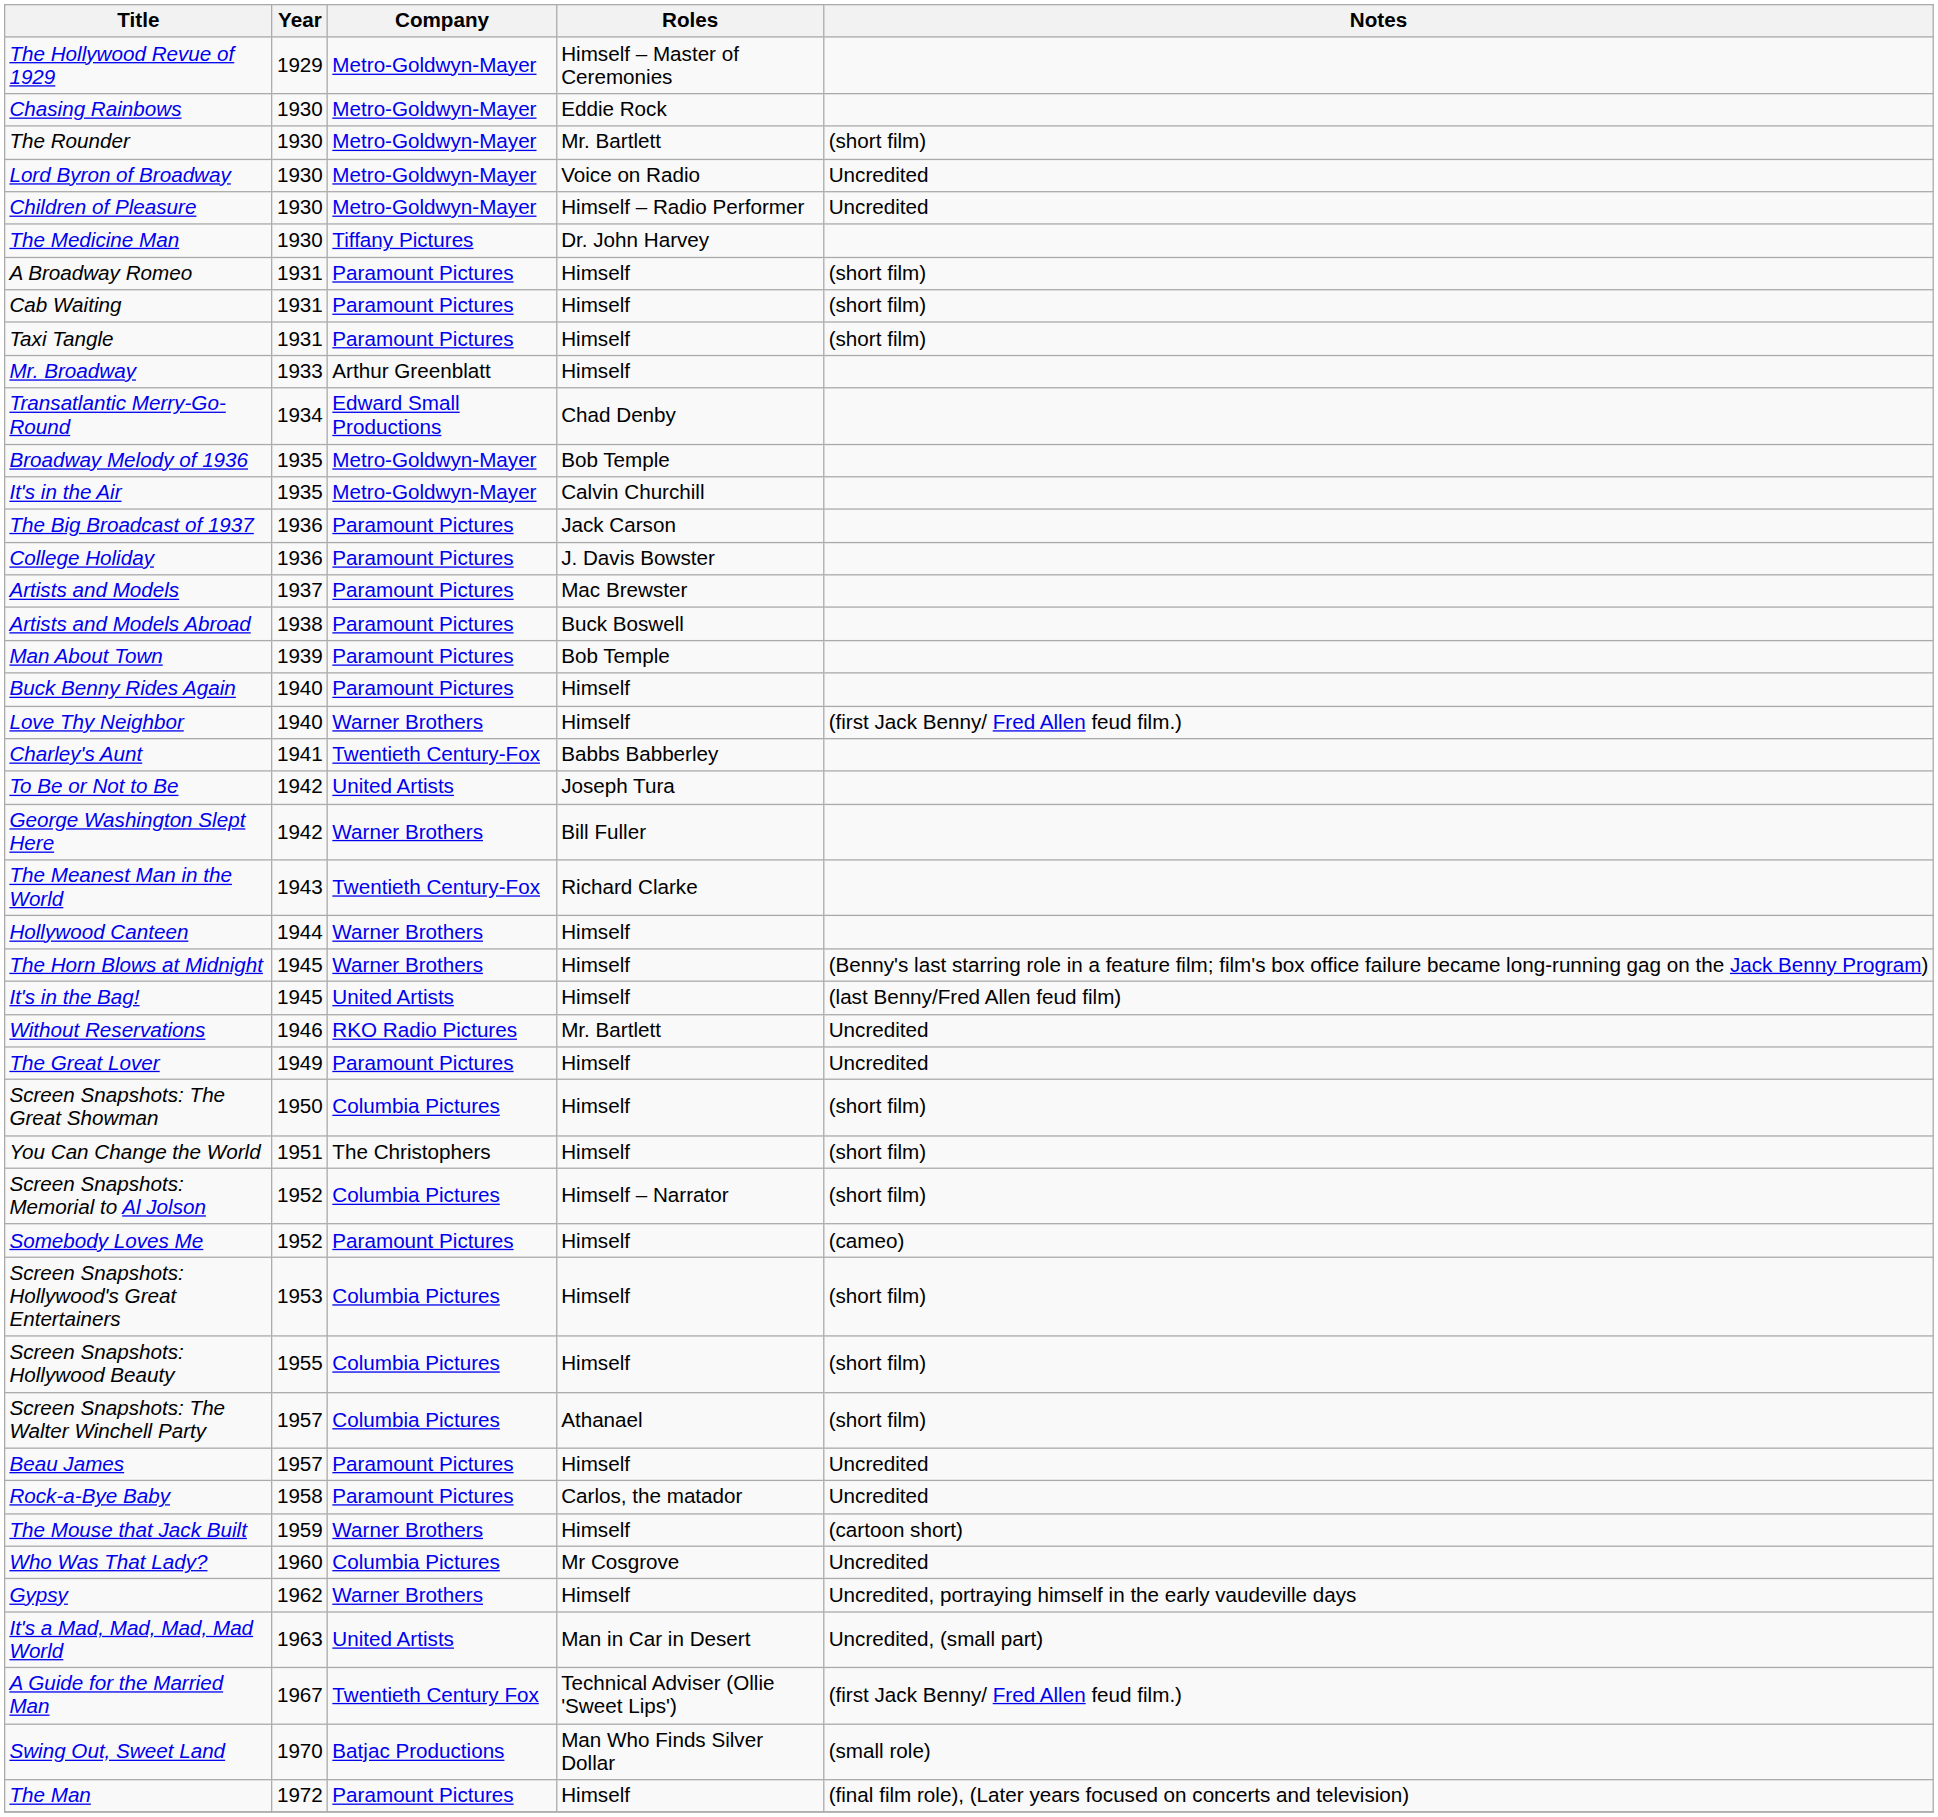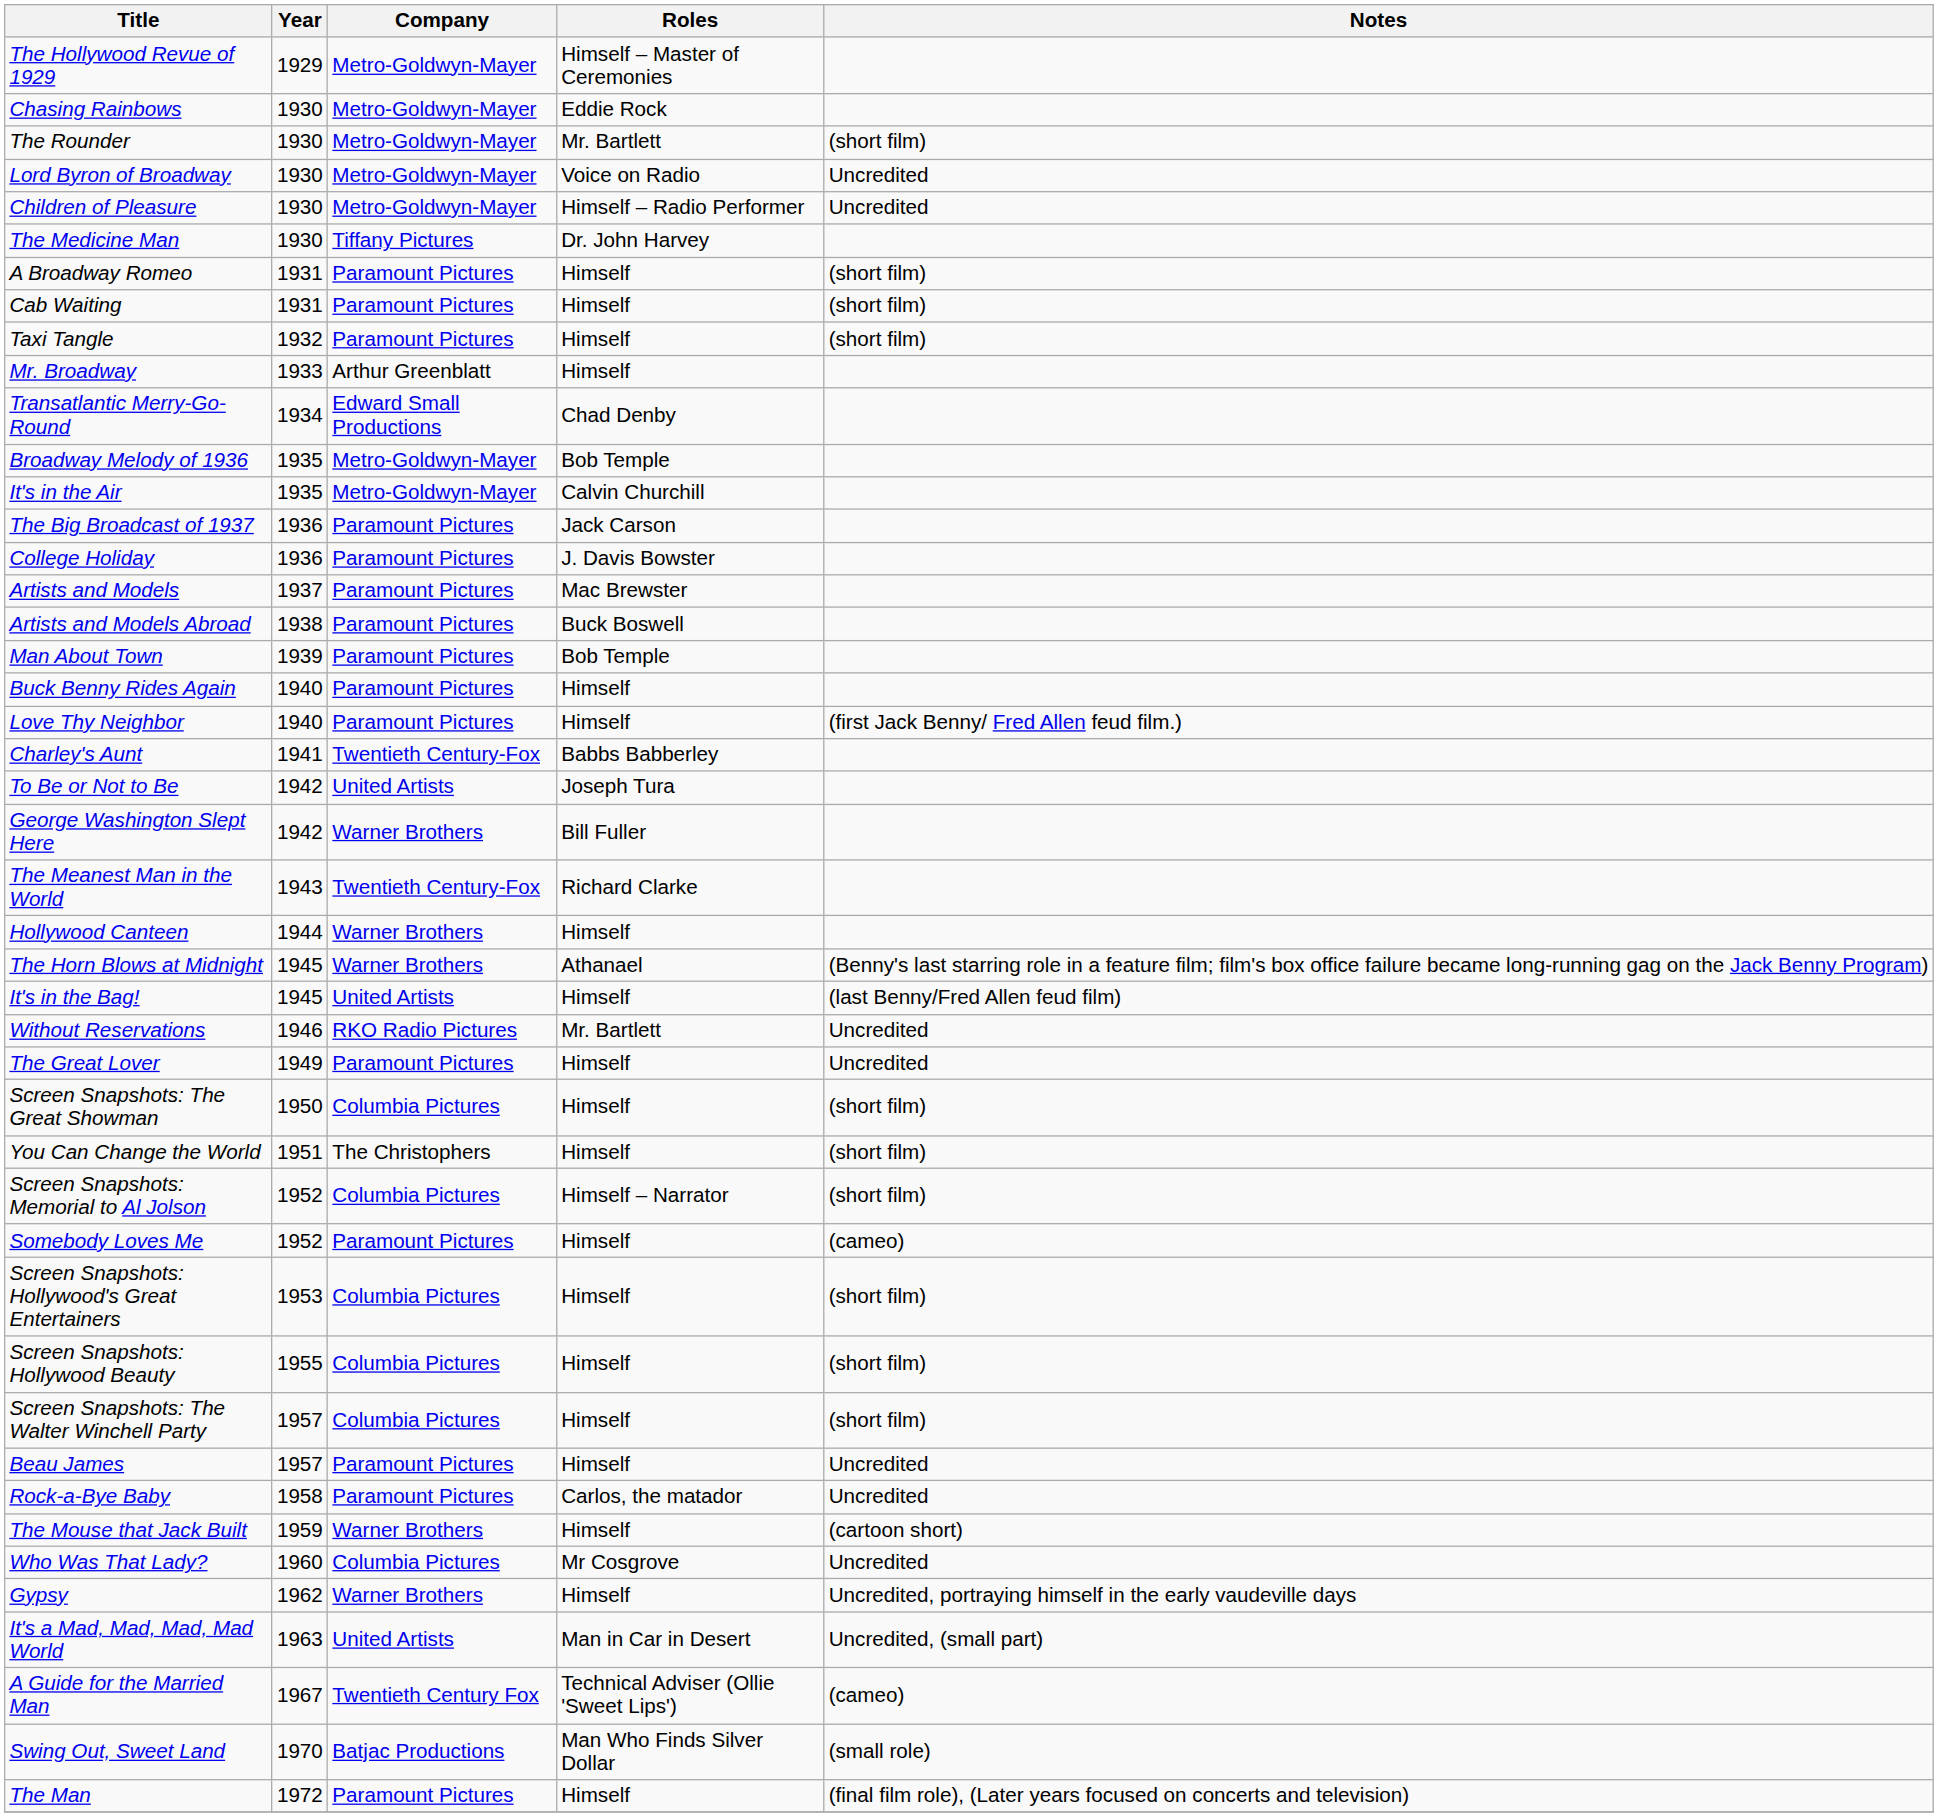(300, 338) 1931 -> (300, 338) 1932
(408, 721) Warner Brothers -> (423, 721) Paramount Pictures
(596, 964) Himself -> (602, 964) Athanael
(602, 1419) Athanael -> (596, 1419) Himself
(1005, 1695) (first Jack Benny/ Fred Allen feud film.) -> (867, 1695) (cameo)
